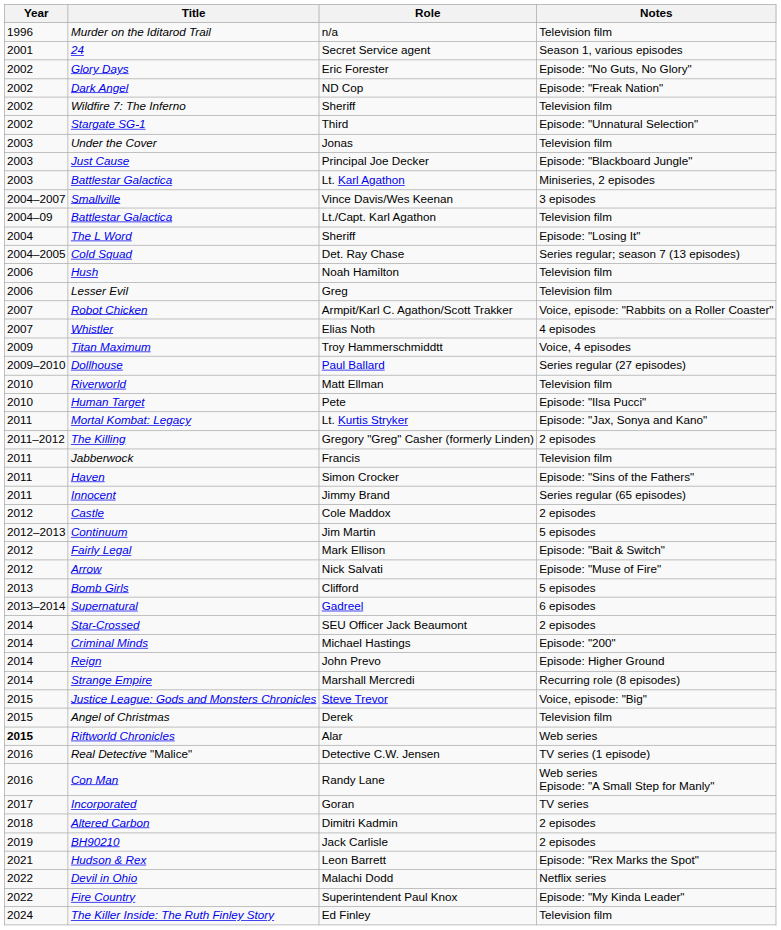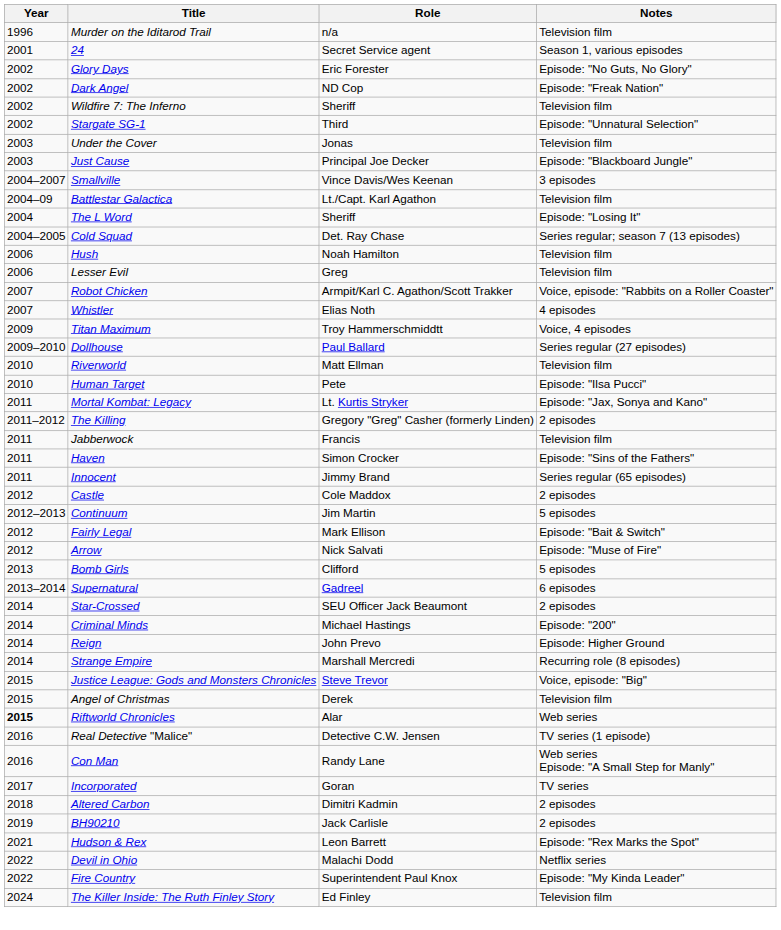- row: (122, 180)
